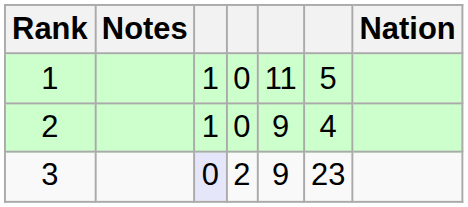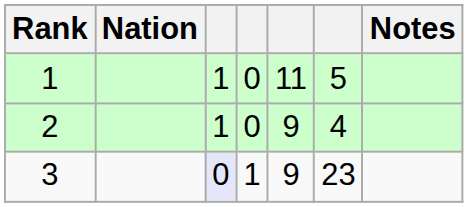columns swapped: (408, 28) <-> (145, 28)
(242, 175) 2 -> (252, 175) 1
